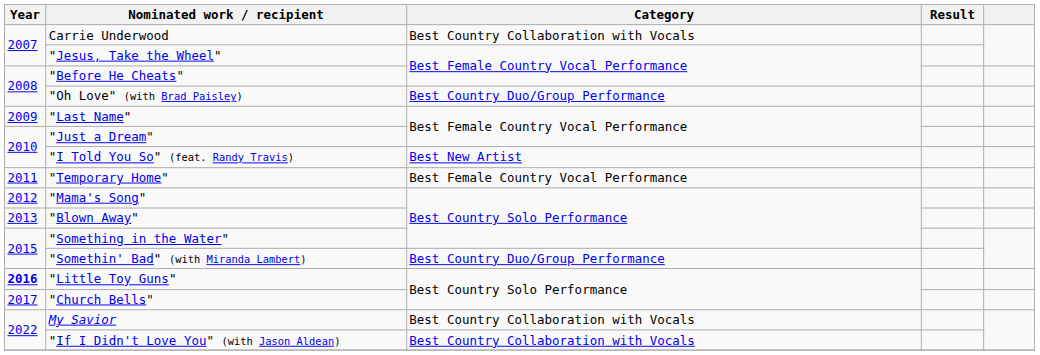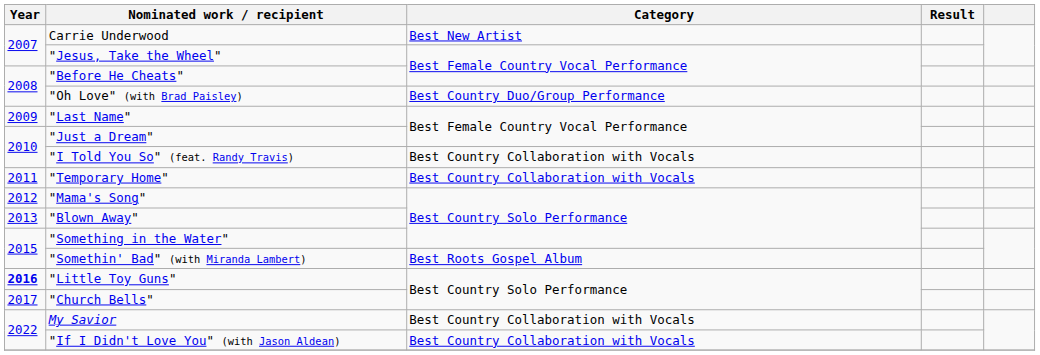(552, 35) Best Country Collaboration with Vocals -> (466, 35) Best New Artist
(466, 157) Best New Artist -> (552, 157) Best Country Collaboration with Vocals
(548, 177) Best Female Country Vocal Performance -> (552, 177) Best Country Collaboration with Vocals
(537, 259) Best Country Duo/Group Performance -> (496, 259) Best Roots Gospel Album
